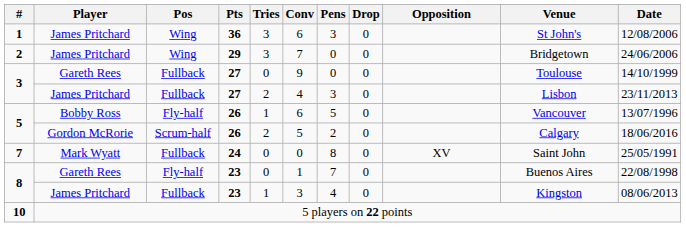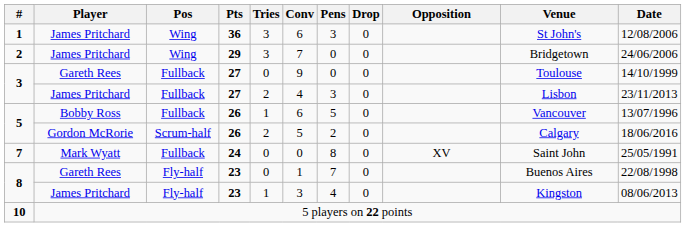(183, 113) Fly-half -> (183, 113) Fullback
(183, 192) Fullback -> (183, 192) Fly-half
